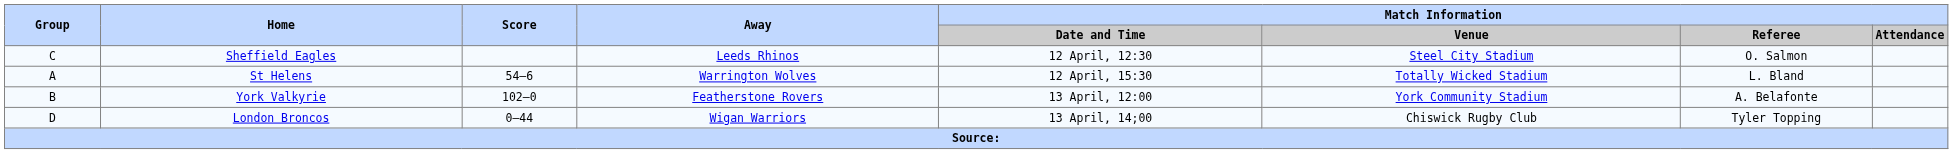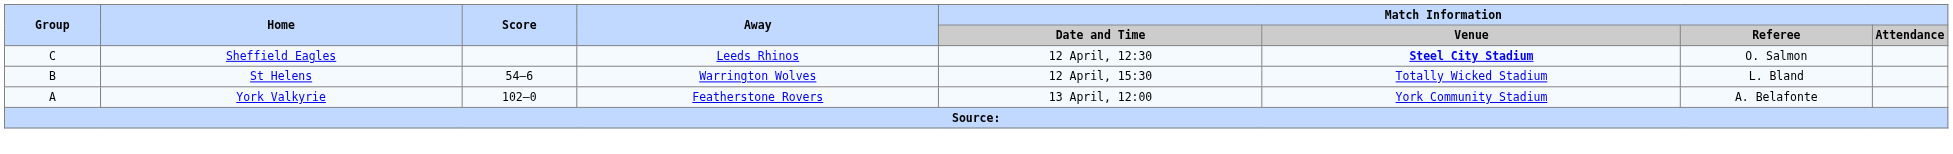(1471, 56) normal -> (1471, 56) bold
(52, 77) A -> (52, 77) B
(52, 97) B -> (52, 97) A
- row: (281, 118)
